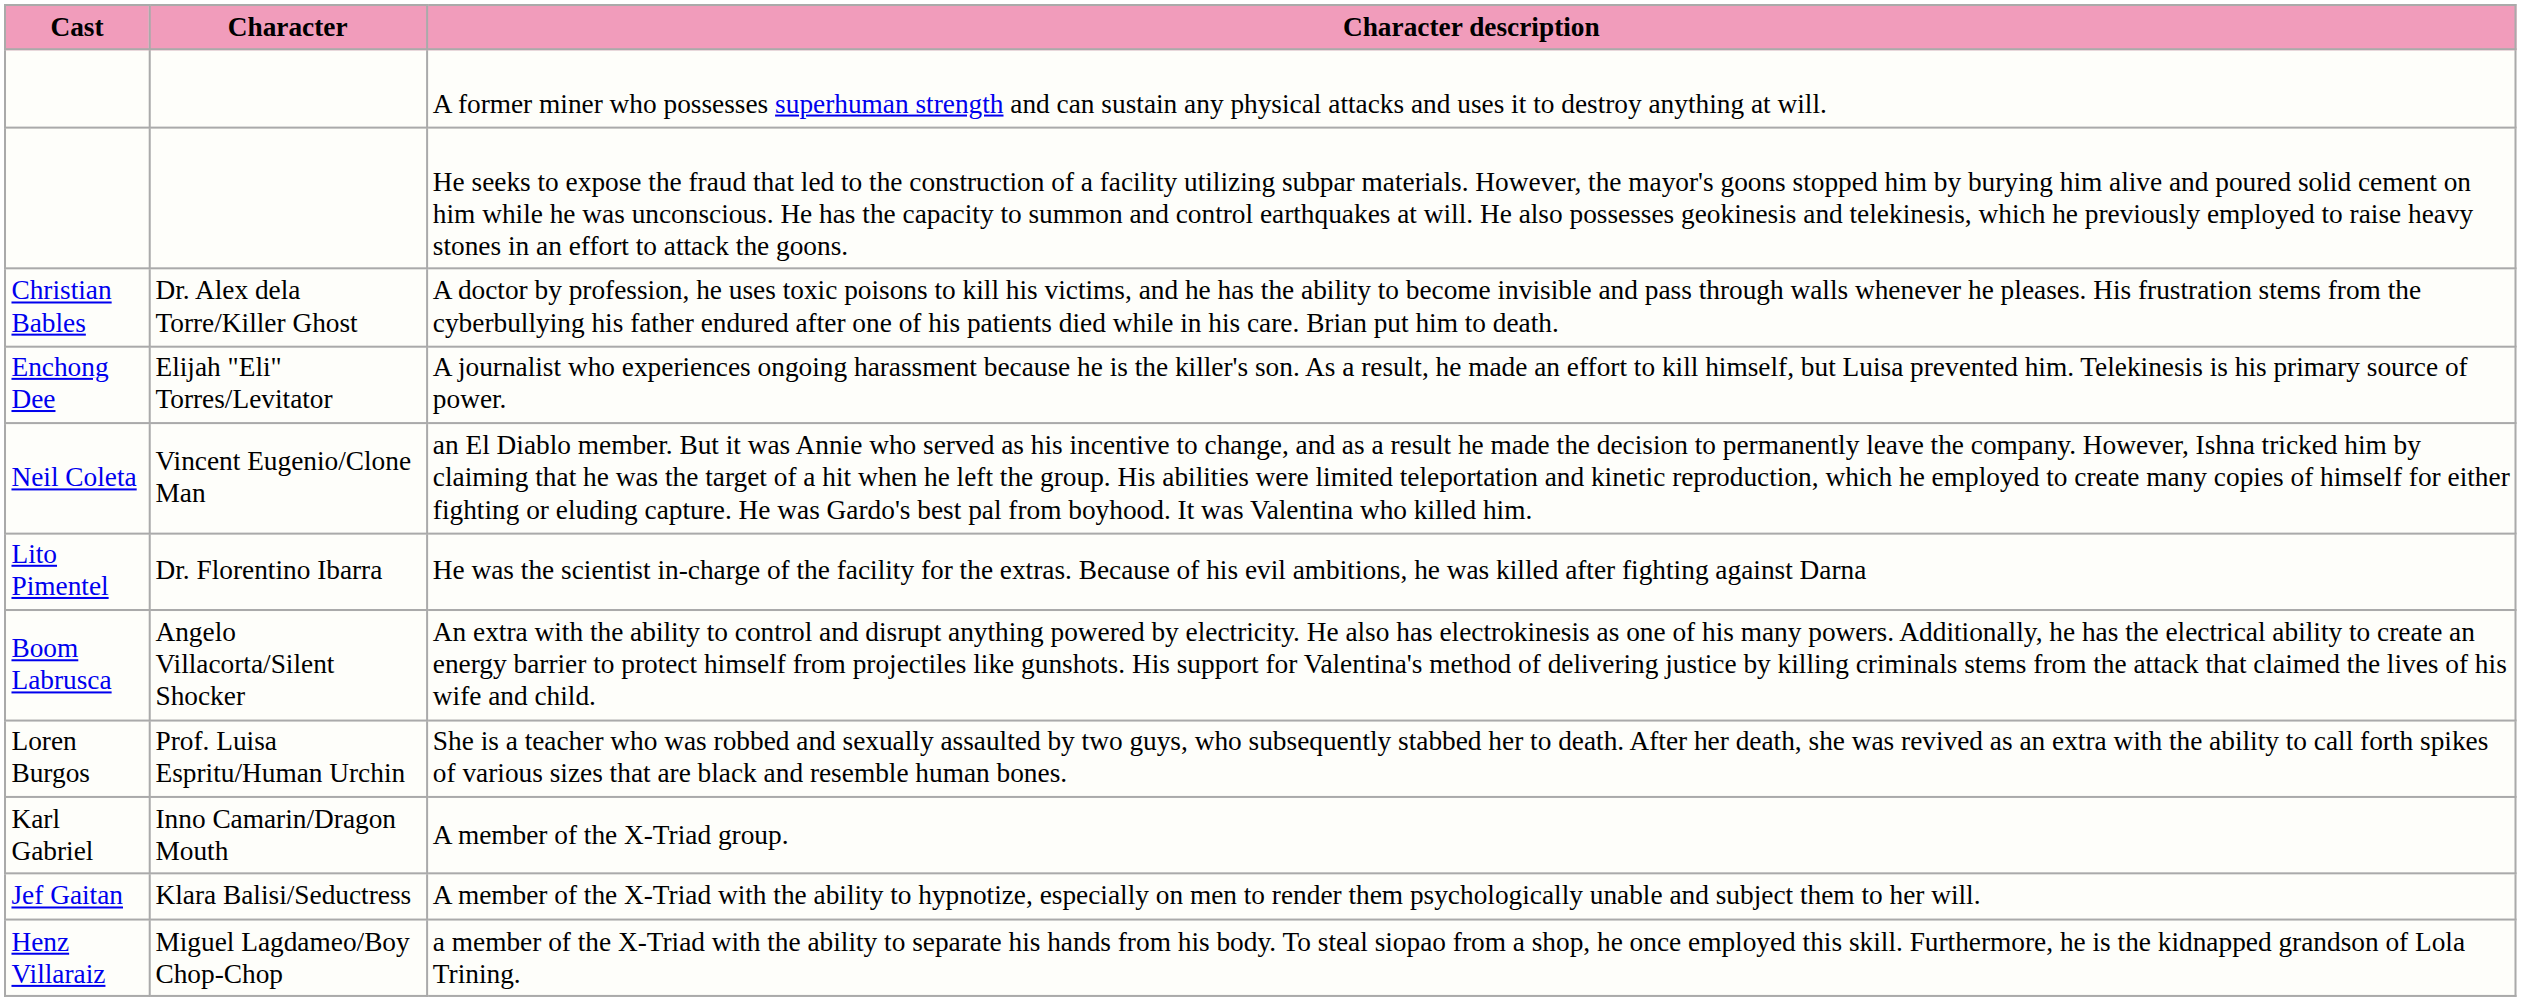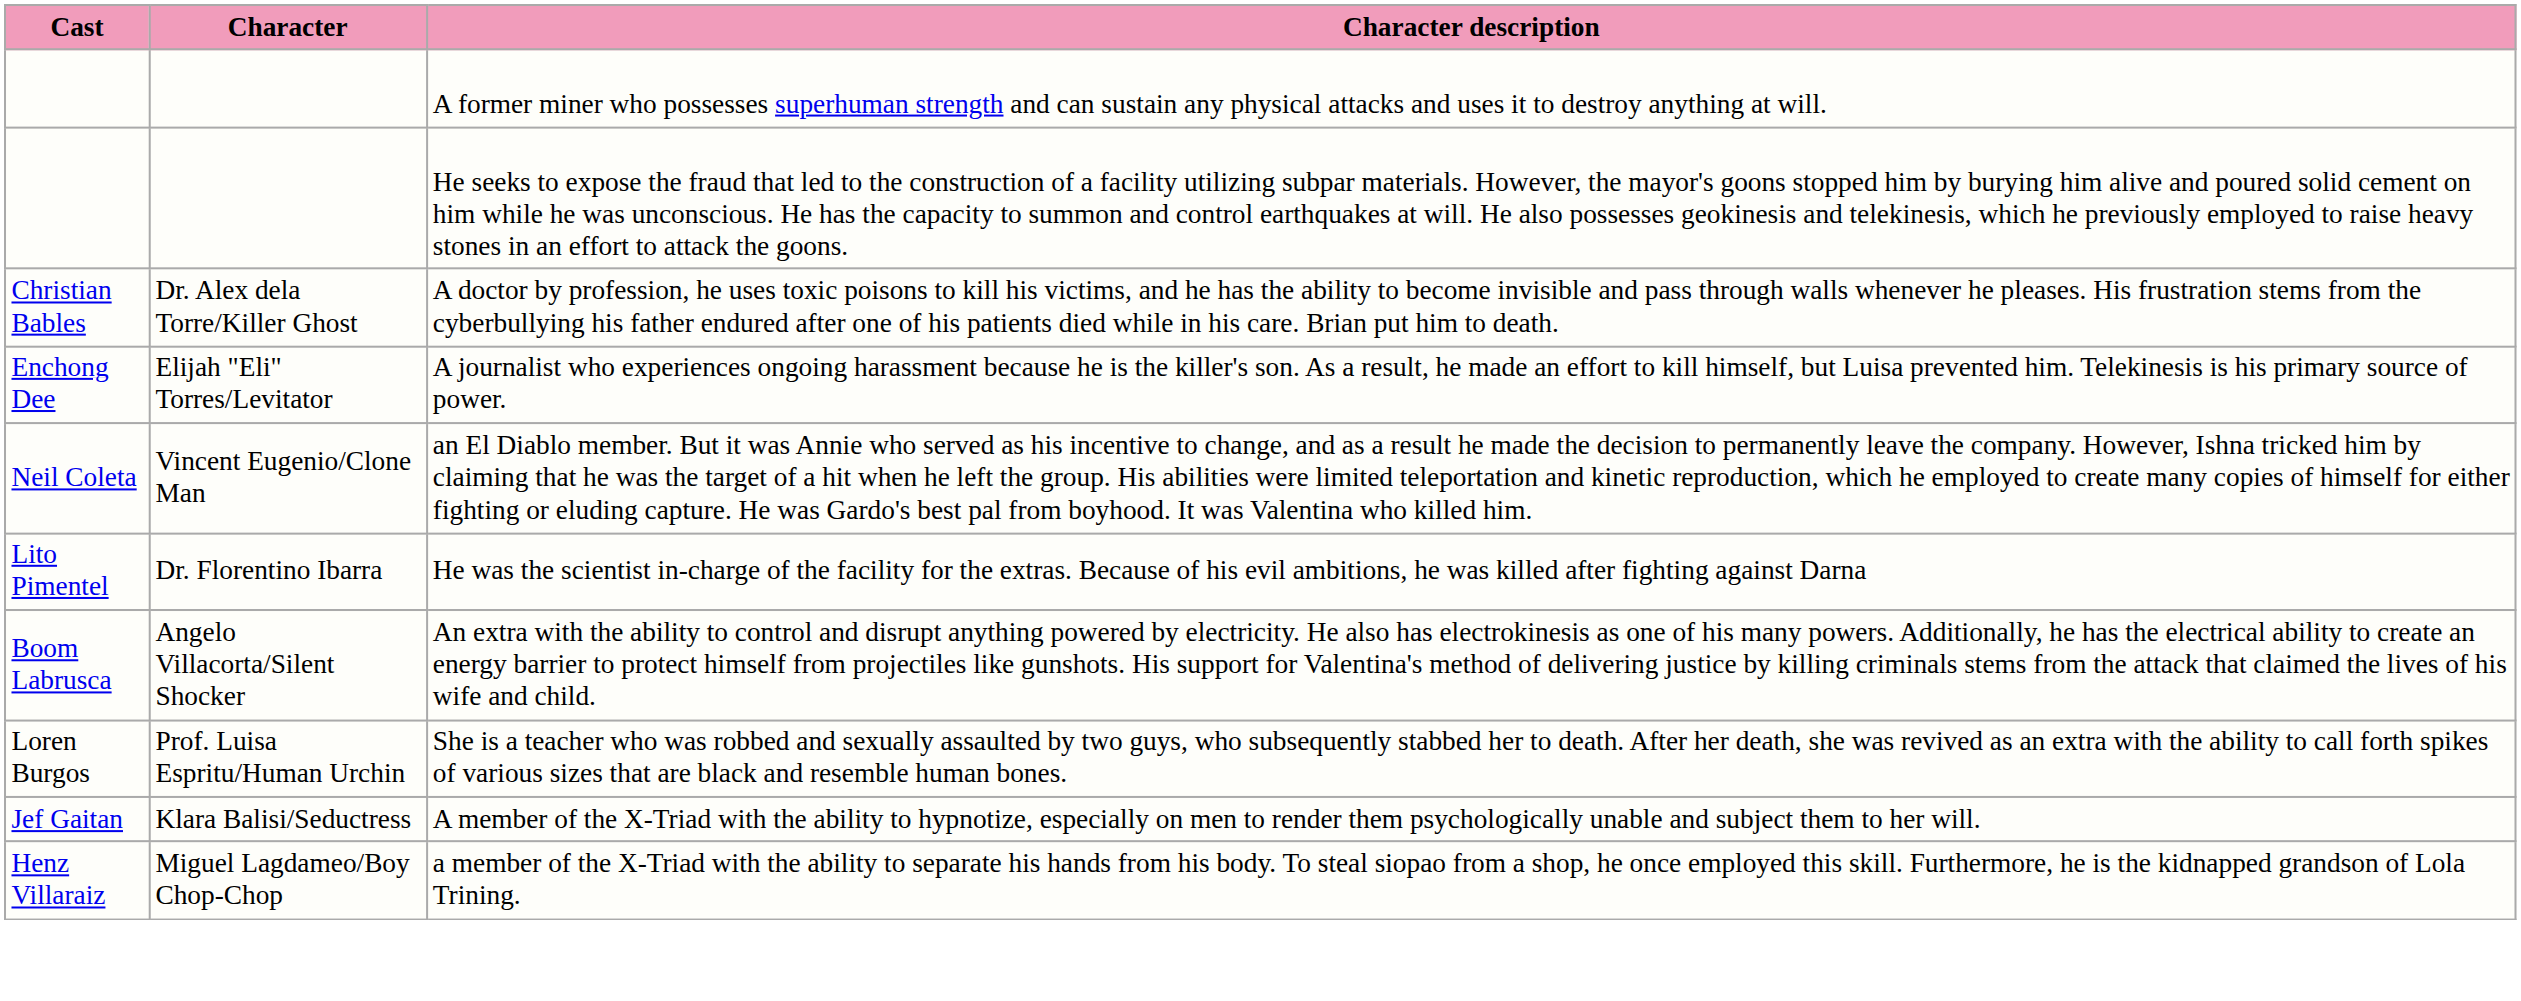- row: (611, 834)
